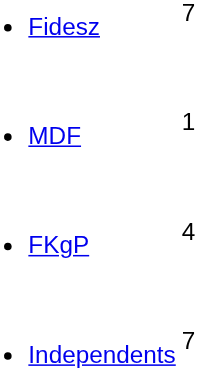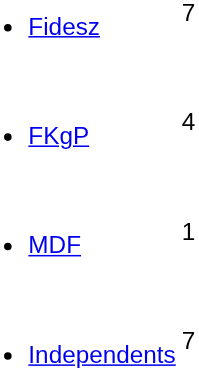rows swapped: (72, 246) <-> (72, 136)
